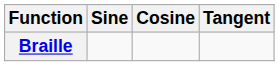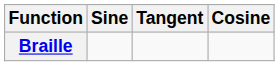columns swapped: (166, 18) <-> (237, 18)
